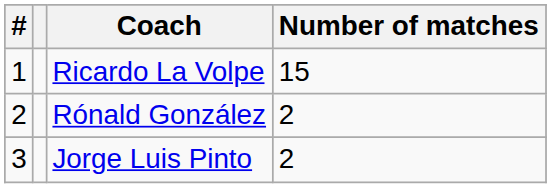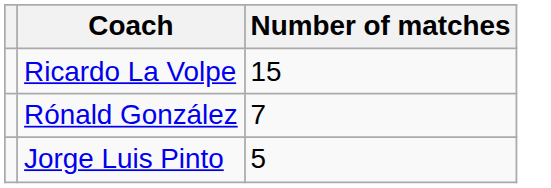- column: (19, 26)
(287, 114) 2 -> (258, 114) 7
(287, 159) 2 -> (258, 159) 5
